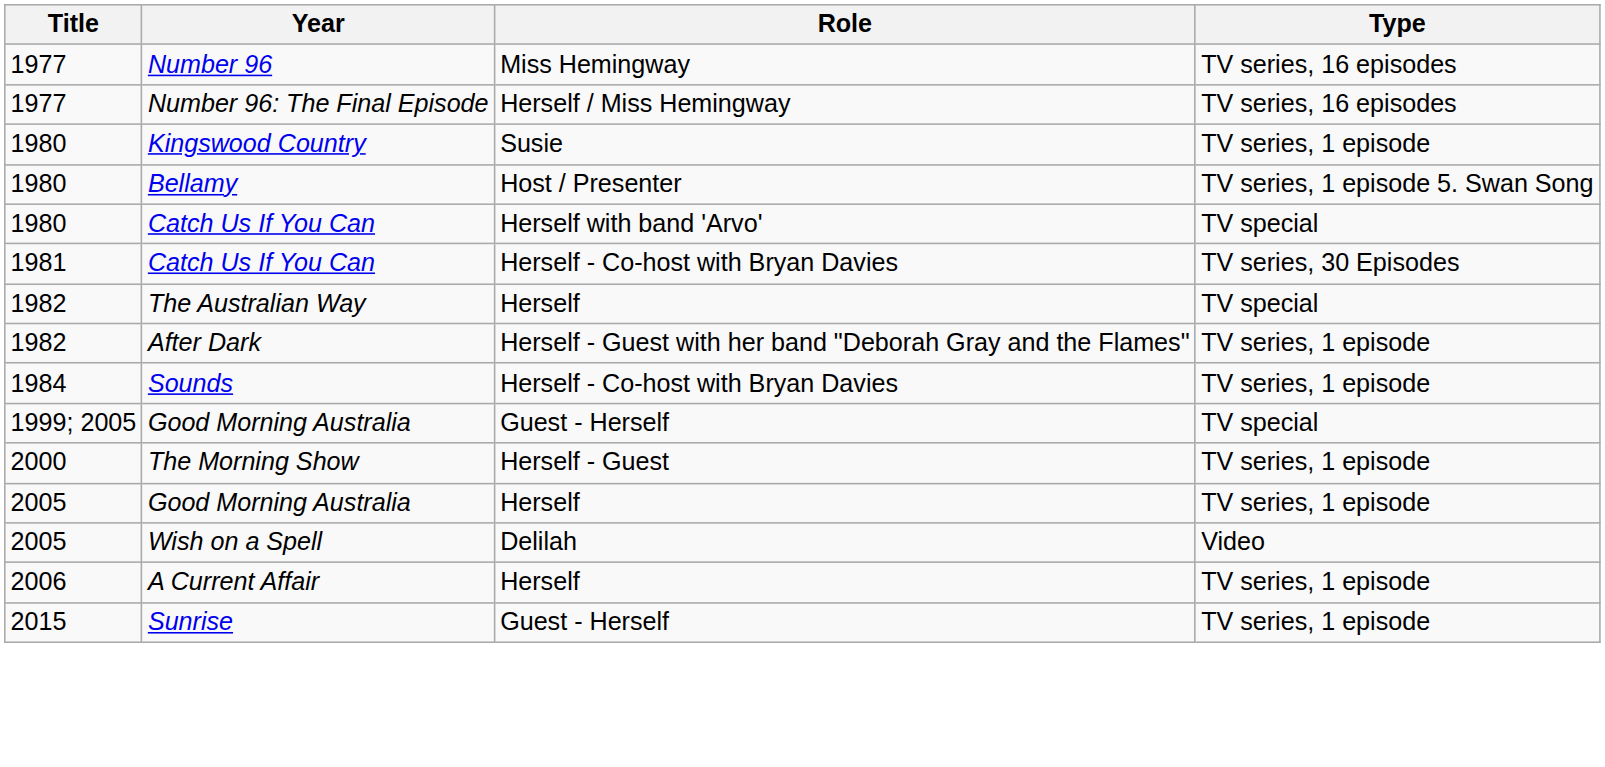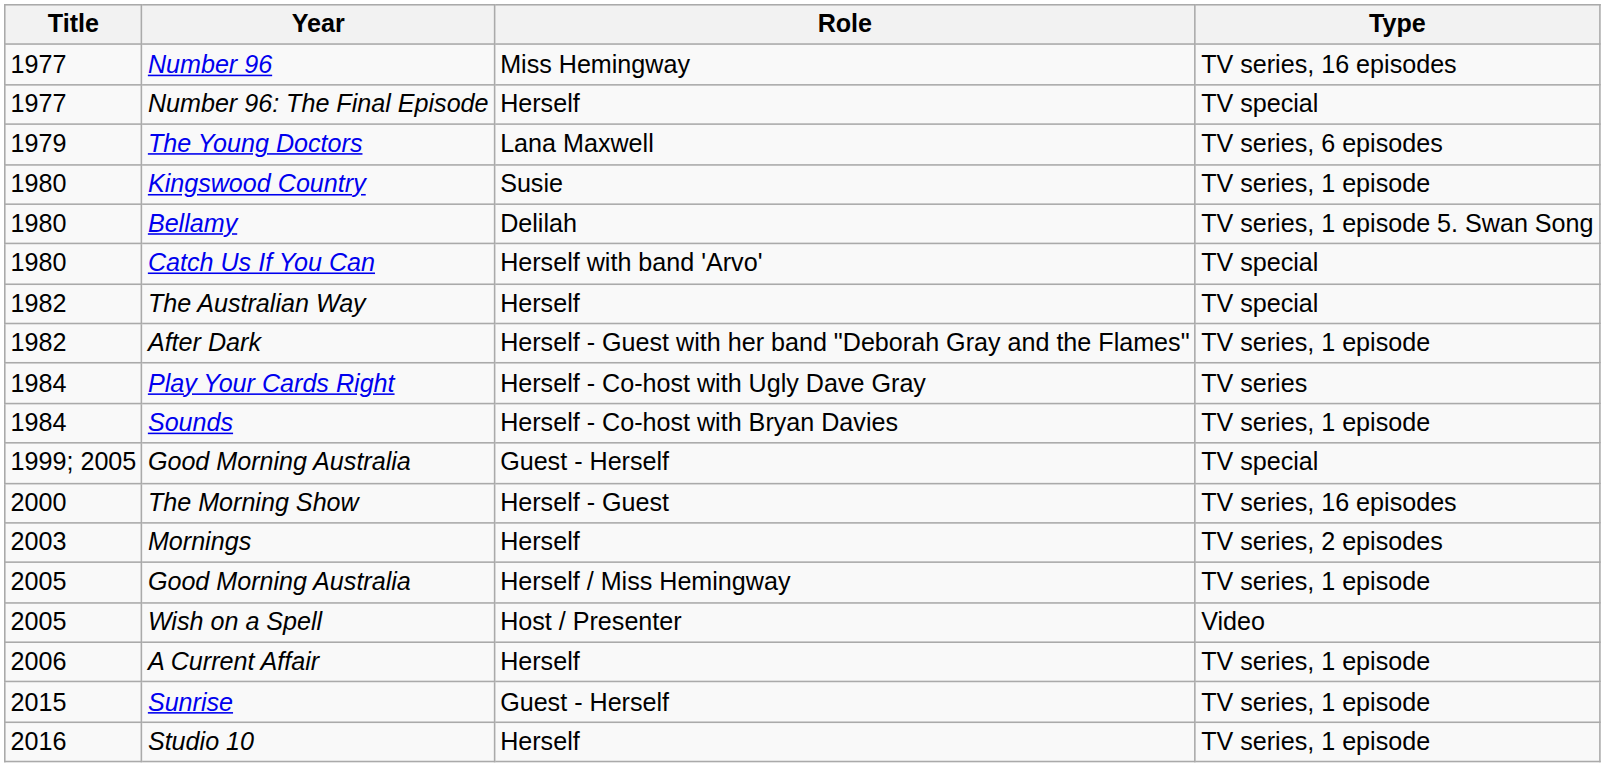(645, 104) Herself / Miss Hemingway -> (540, 104) Herself
(1329, 104) TV series, 16 episodes -> (1260, 104) TV special
+ row: (39, 143)
(591, 183) Host / Presenter -> (539, 223) Delilah
- row: (39, 263)
+ row: (39, 382)
(1316, 462) TV series, 1 episode -> (1329, 502) TV series, 16 episodes
+ row: (39, 542)
(540, 502) Herself -> (645, 582) Herself / Miss Hemingway
(539, 542) Delilah -> (591, 622) Host / Presenter
+ row: (39, 741)
